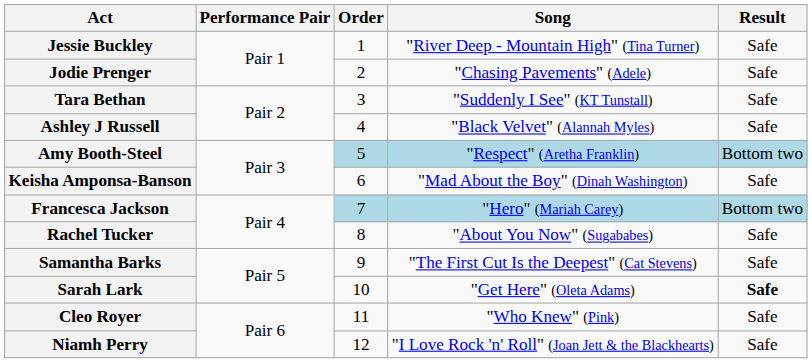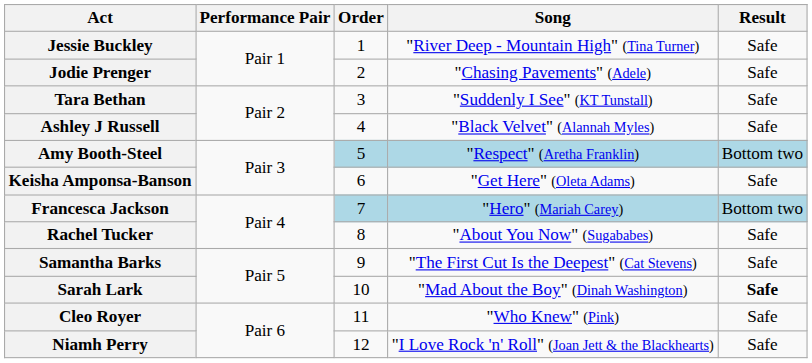(553, 180) "Mad About the Boy" (Dinah Washington) -> (553, 180) "Get Here" (Oleta Adams)
(553, 289) "Get Here" (Oleta Adams) -> (553, 289) "Mad About the Boy" (Dinah Washington)
